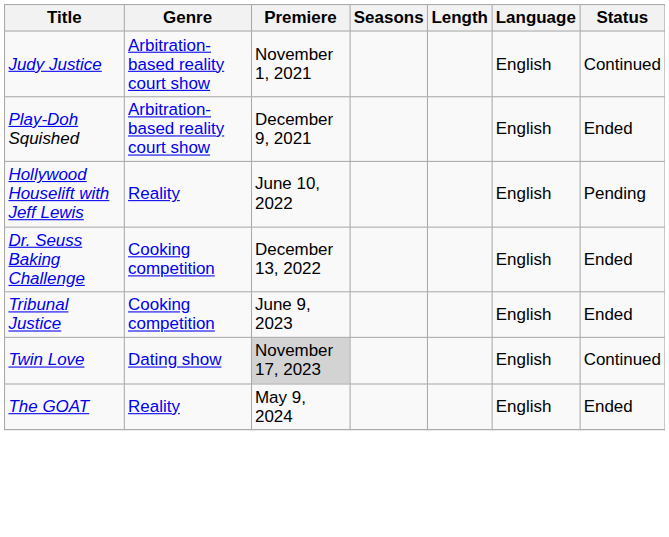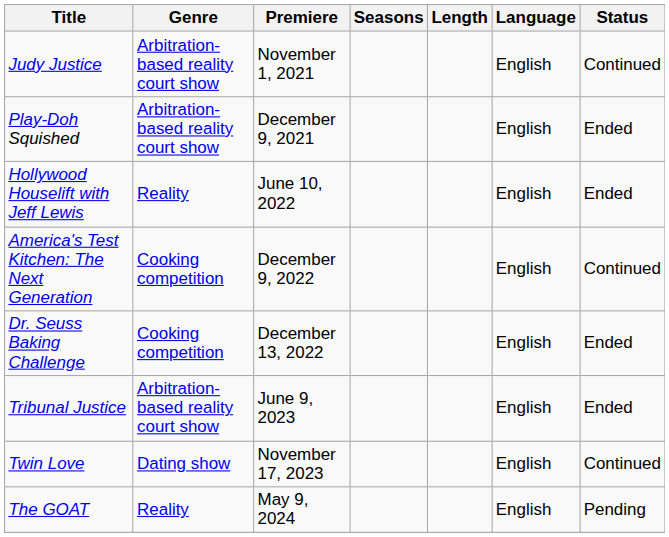(615, 194) Pending -> (608, 194) Ended
+ row: (63, 268)
(171, 314) Cooking competition -> (185, 408) Arbitration-based reality court show
(294, 360) lightgrey background -> (297, 463) no background
(608, 406) Ended -> (615, 509) Pending
